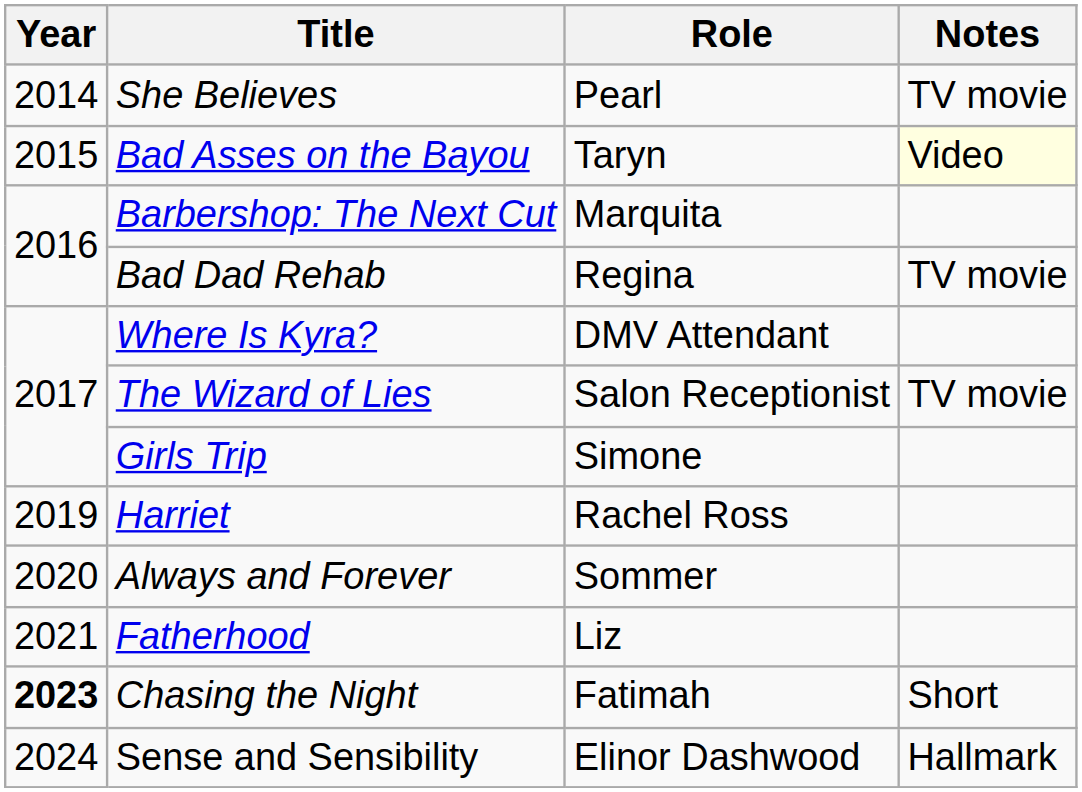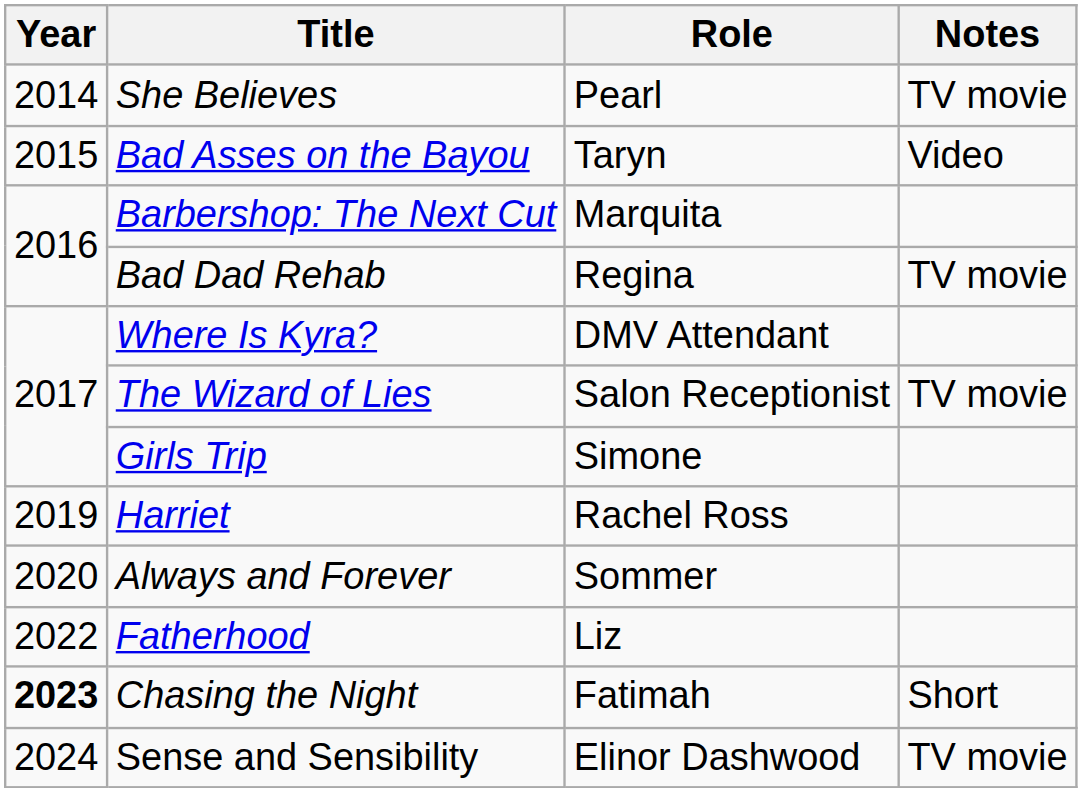(956, 154) lightyellow background -> (956, 154) no background
(56, 635) 2021 -> (56, 635) 2022
(982, 756) Hallmark -> (988, 756) TV movie
